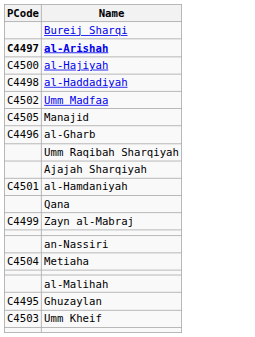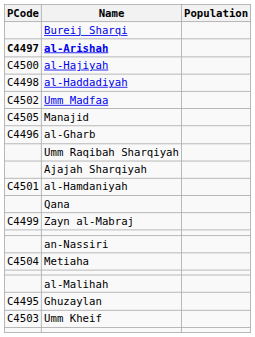+ column: (216, 13)
